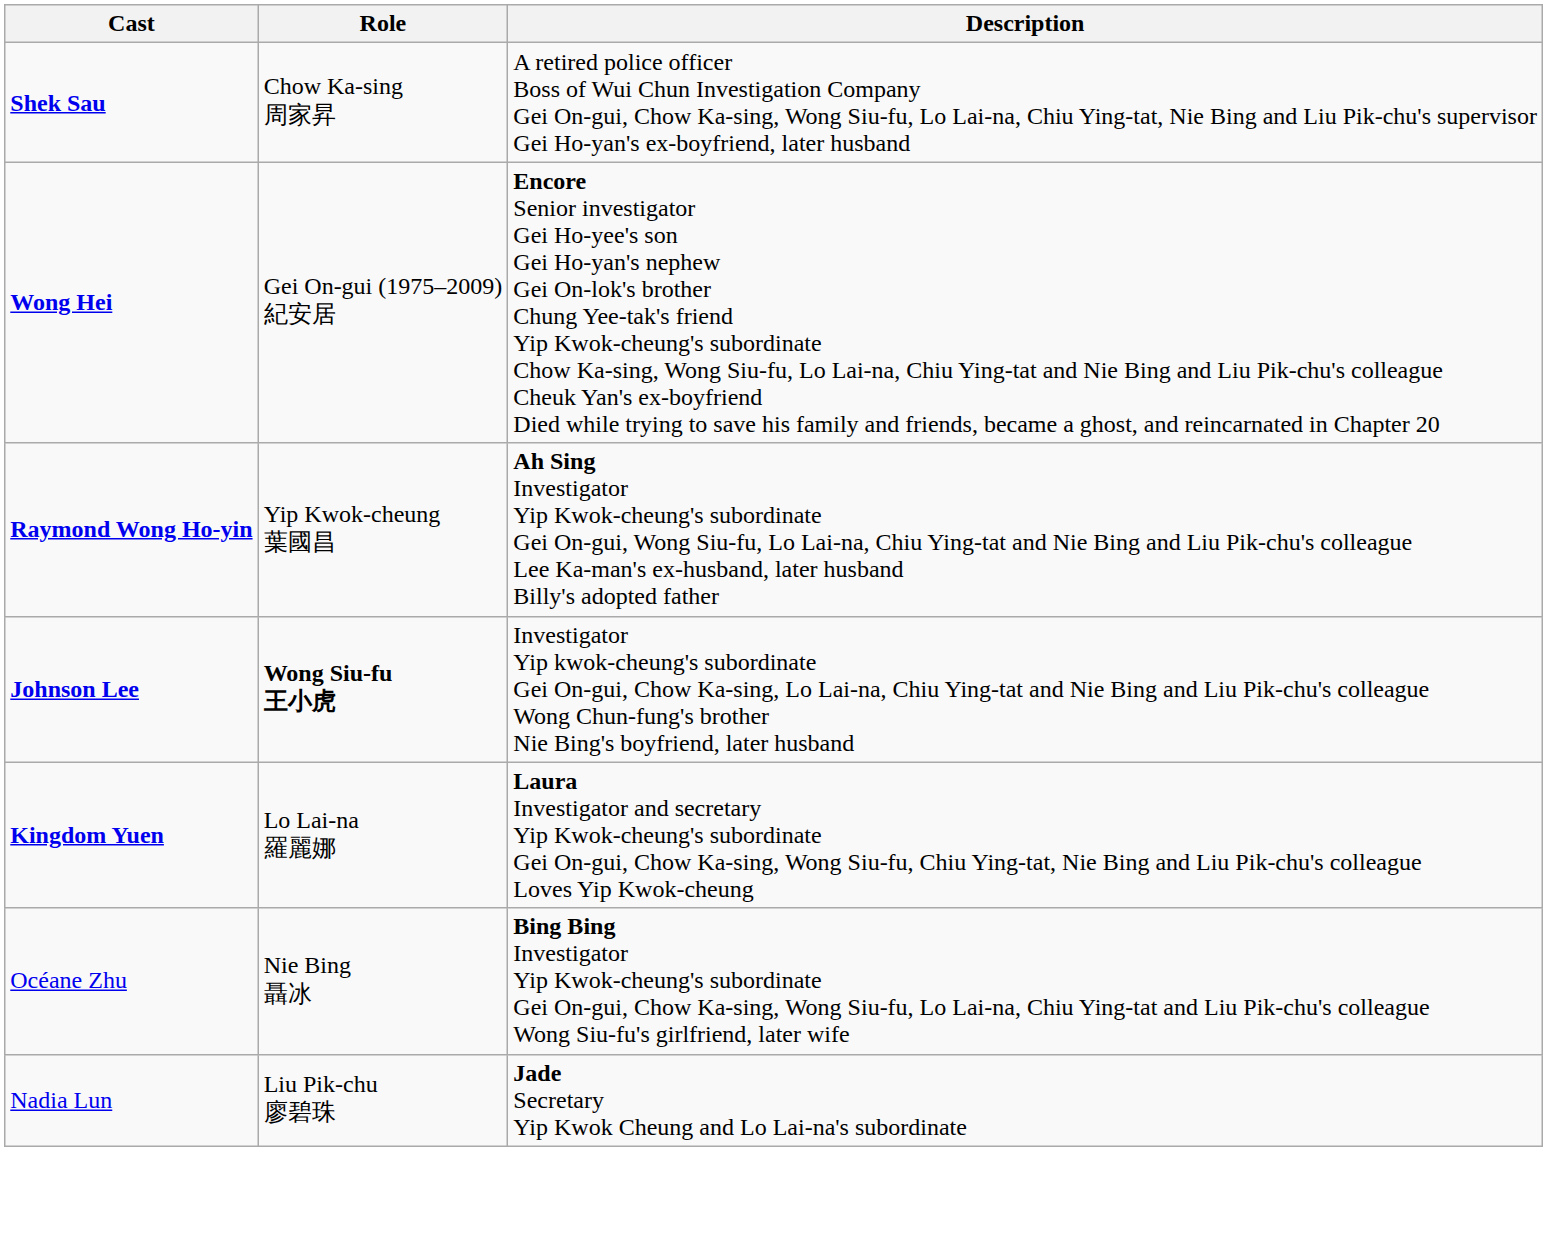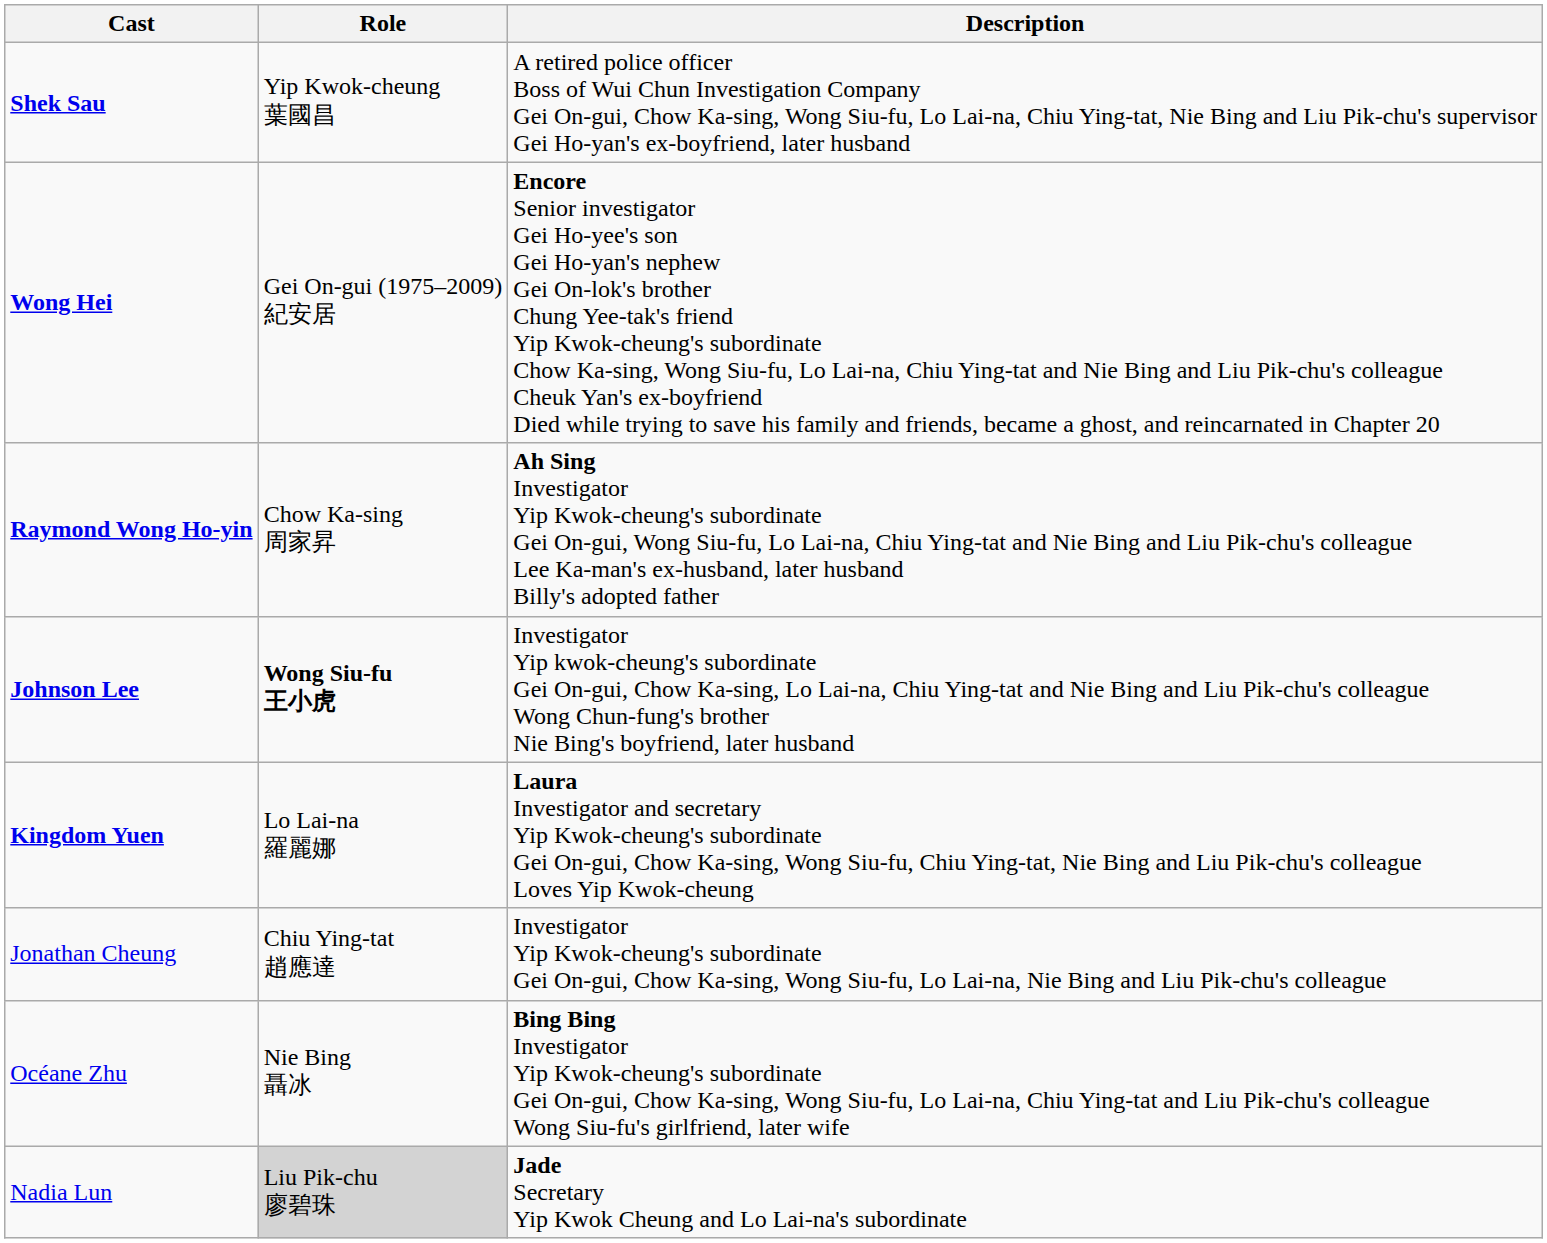(333, 100) Chow Ka-sing 周家昇 -> (352, 100) Yip Kwok-cheung 葉國昌
(352, 527) Yip Kwok-cheung 葉國昌 -> (333, 527) Chow Ka-sing 周家昇
+ row: (93, 953)
(321, 1098) no background -> (321, 1190) lightgrey background
